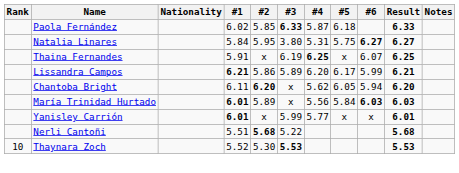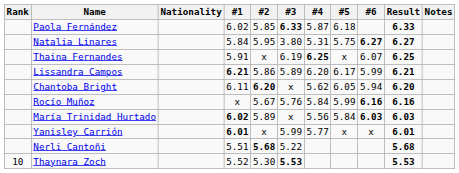+ row: (64, 102)
(237, 102) 6.01 -> (237, 117) 6.02
